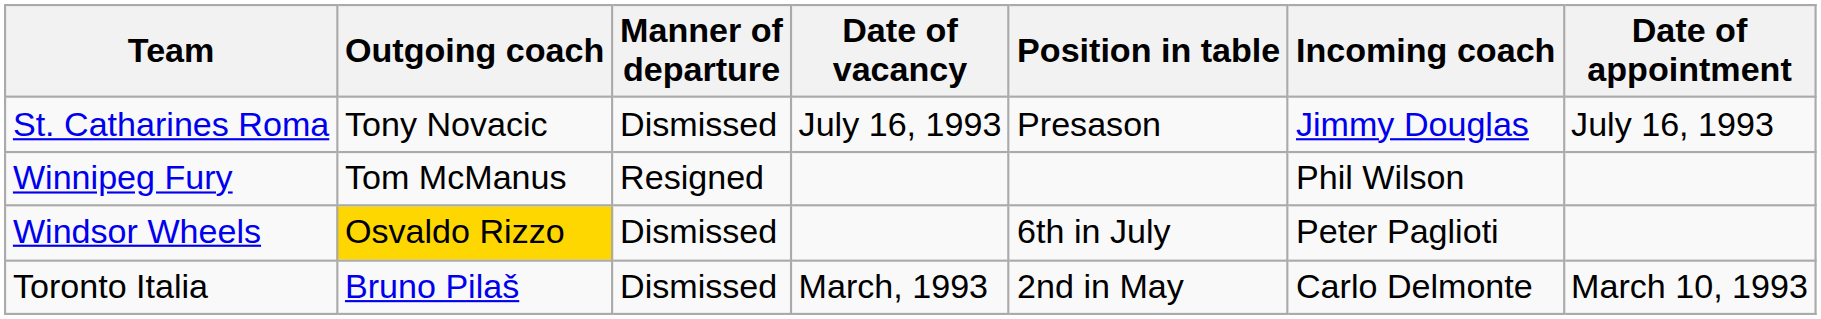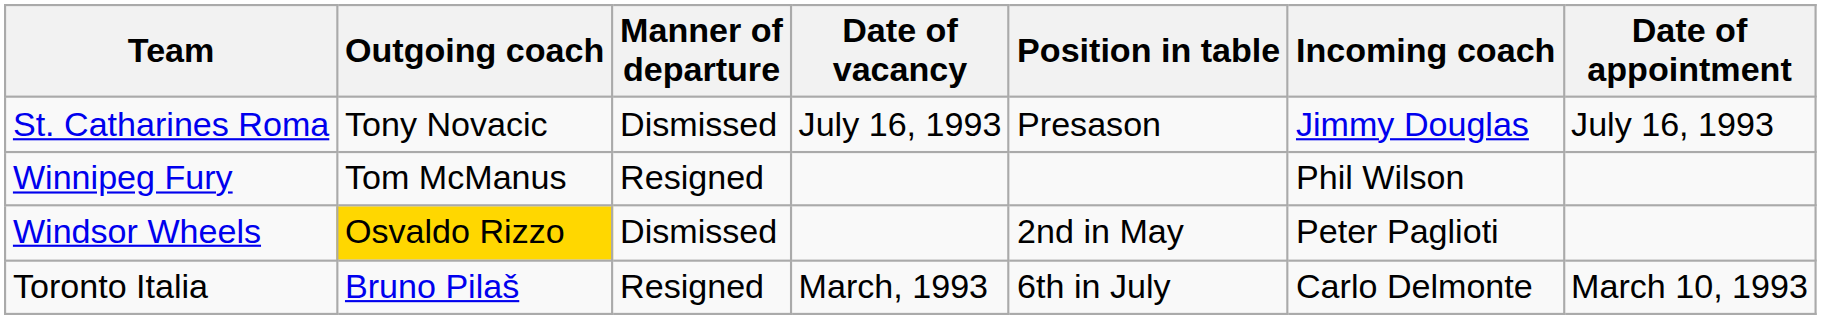(1094, 232) 6th in July -> (1100, 232) 2nd in May
(699, 286) Dismissed -> (692, 286) Resigned
(1100, 286) 2nd in May -> (1094, 286) 6th in July
